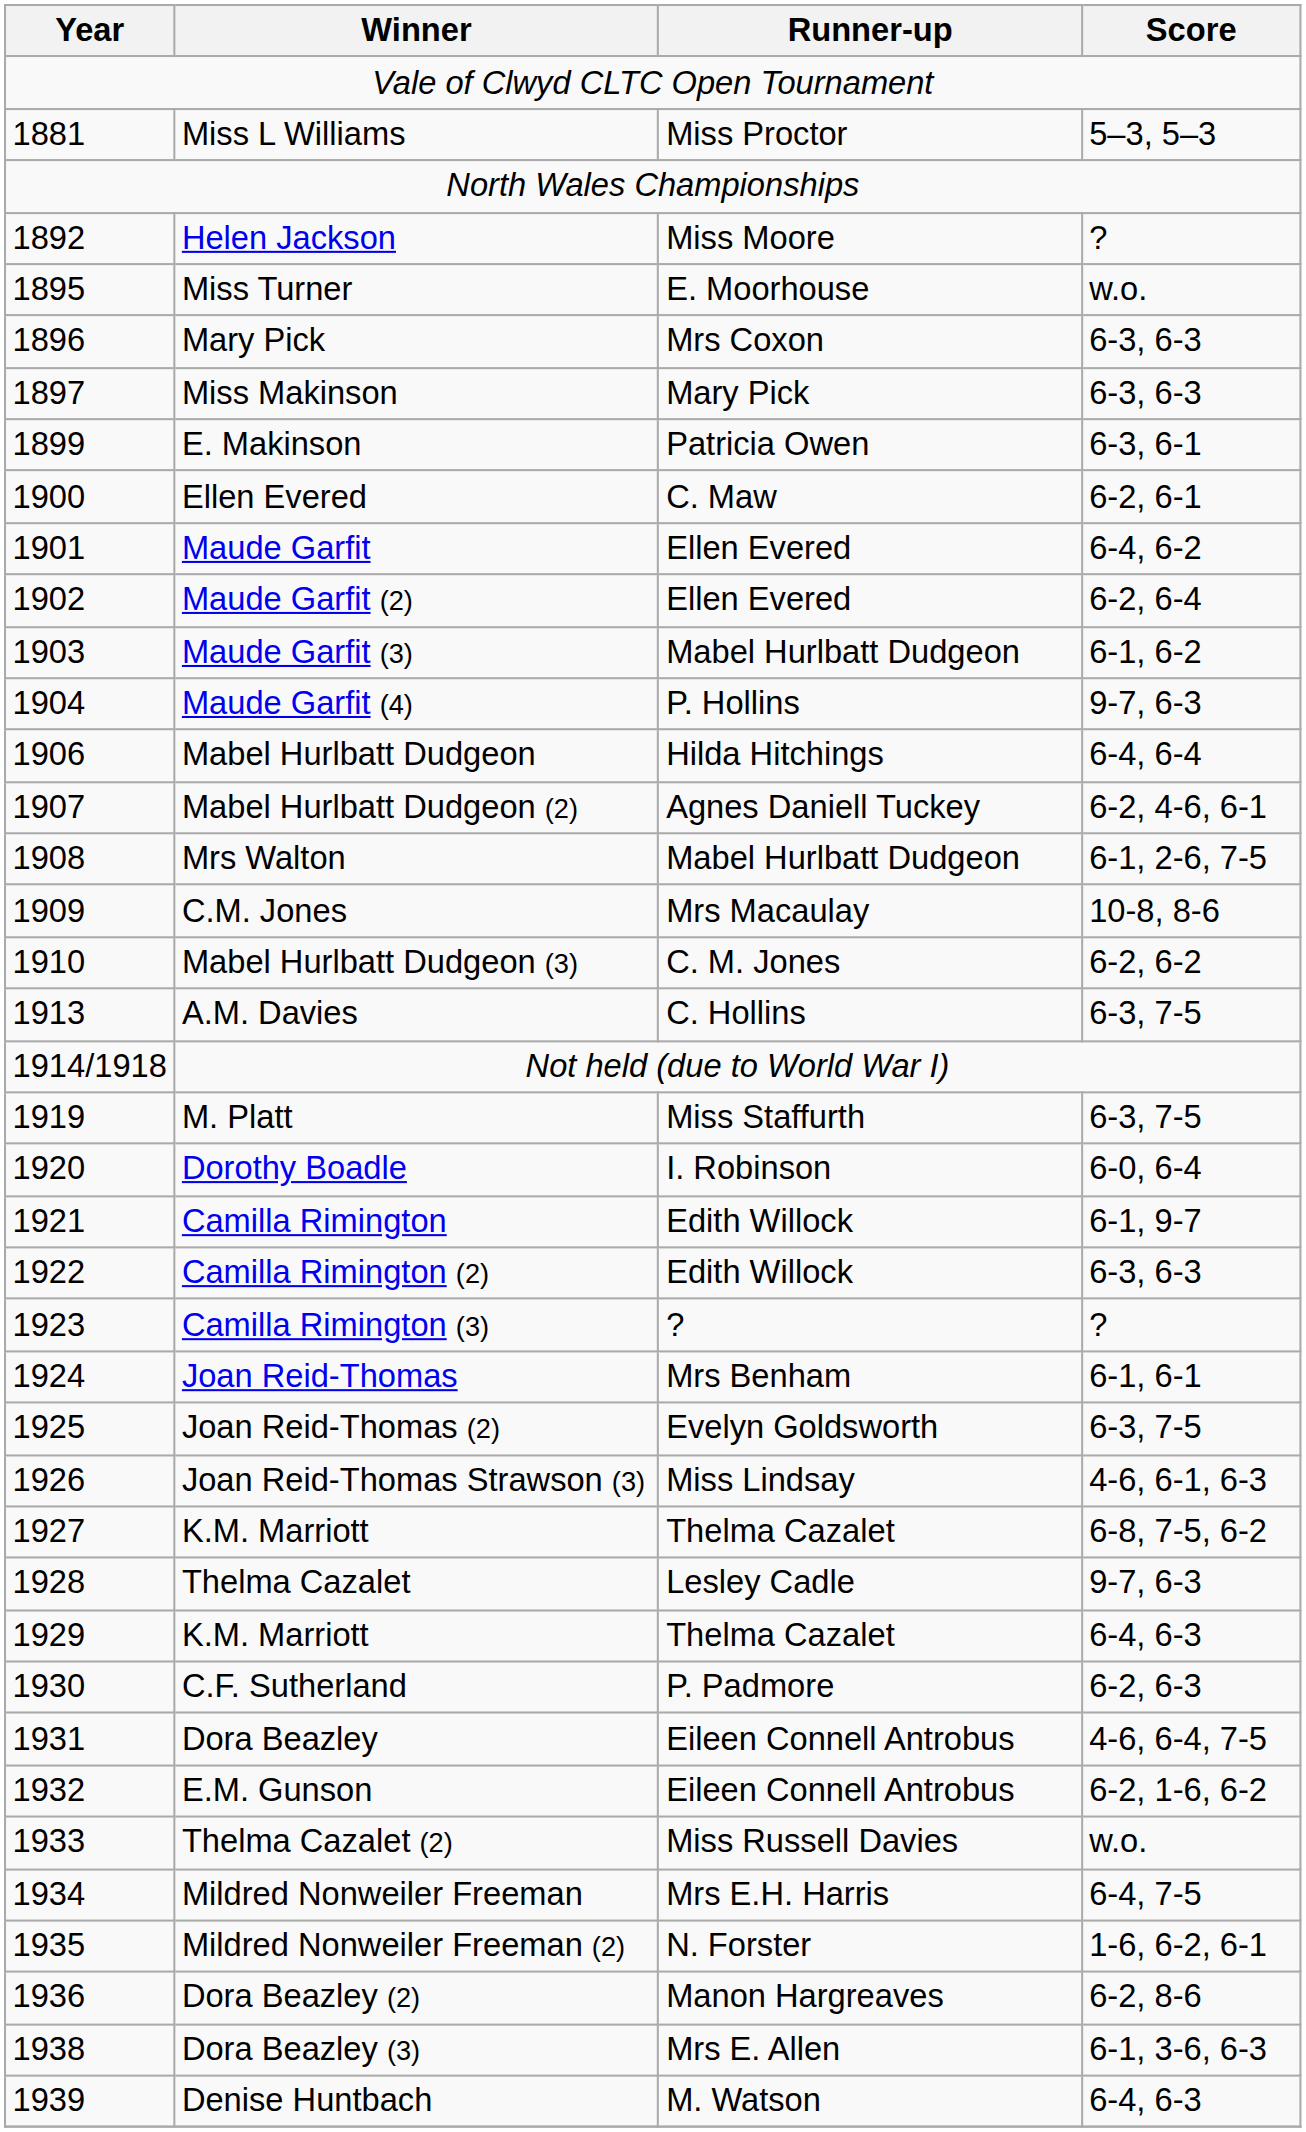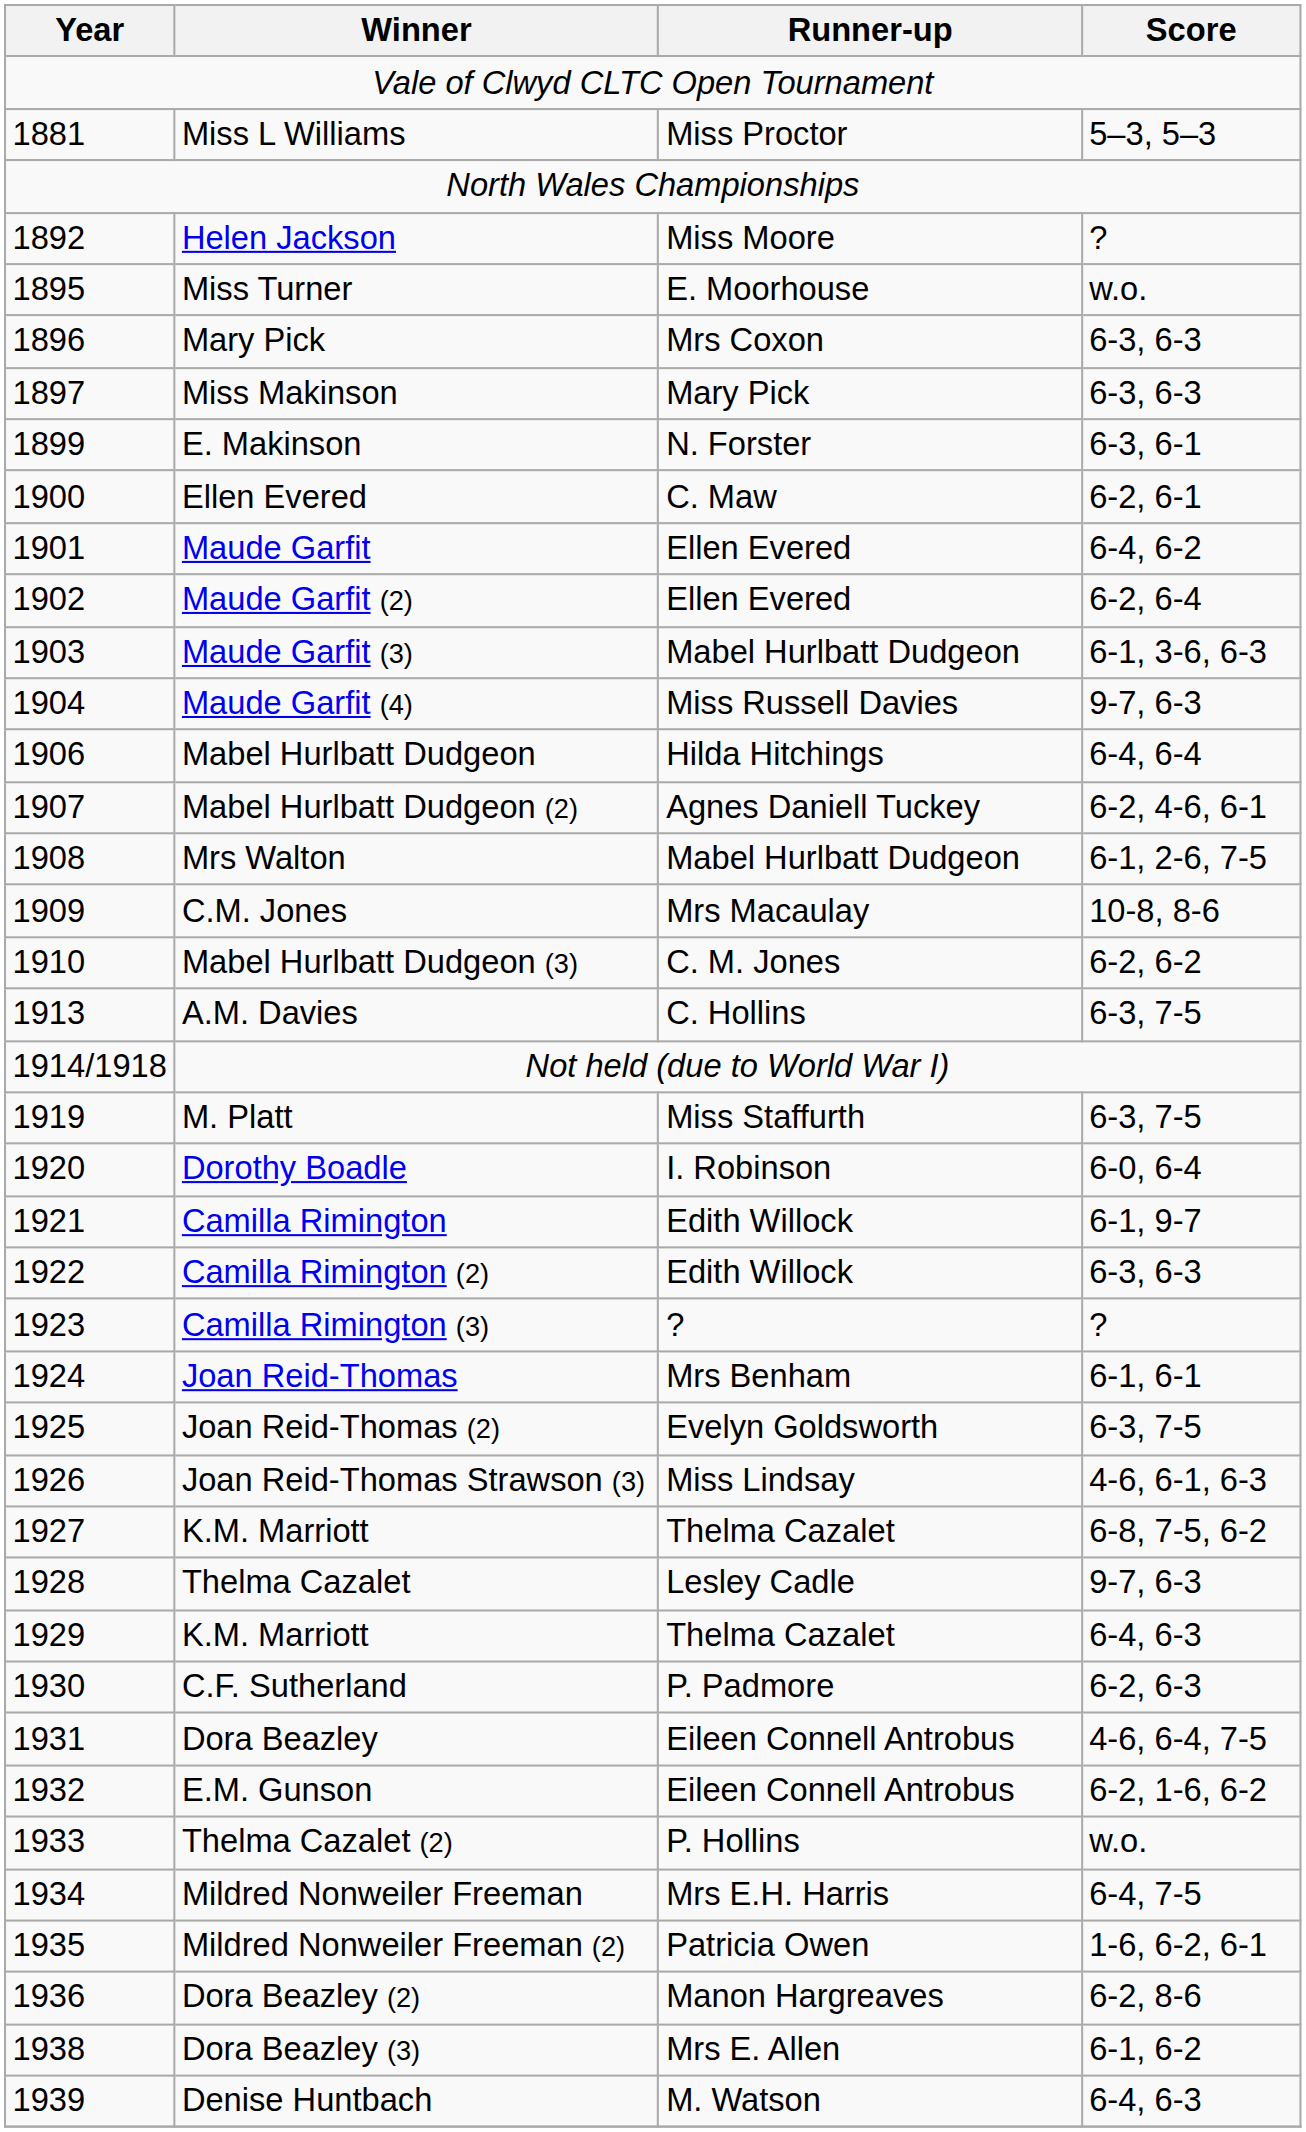(768, 444) Patricia Owen -> (739, 444) N. Forster
(1145, 651) 6-1, 6-2 -> (1178, 651) 6-1, 3-6, 6-3
(733, 703) P. Hollins -> (812, 703) Miss Russell Davies
(812, 1842) Miss Russell Davies -> (733, 1842) P. Hollins
(739, 1945) N. Forster -> (768, 1945) Patricia Owen
(1178, 2049) 6-1, 3-6, 6-3 -> (1145, 2049) 6-1, 6-2
